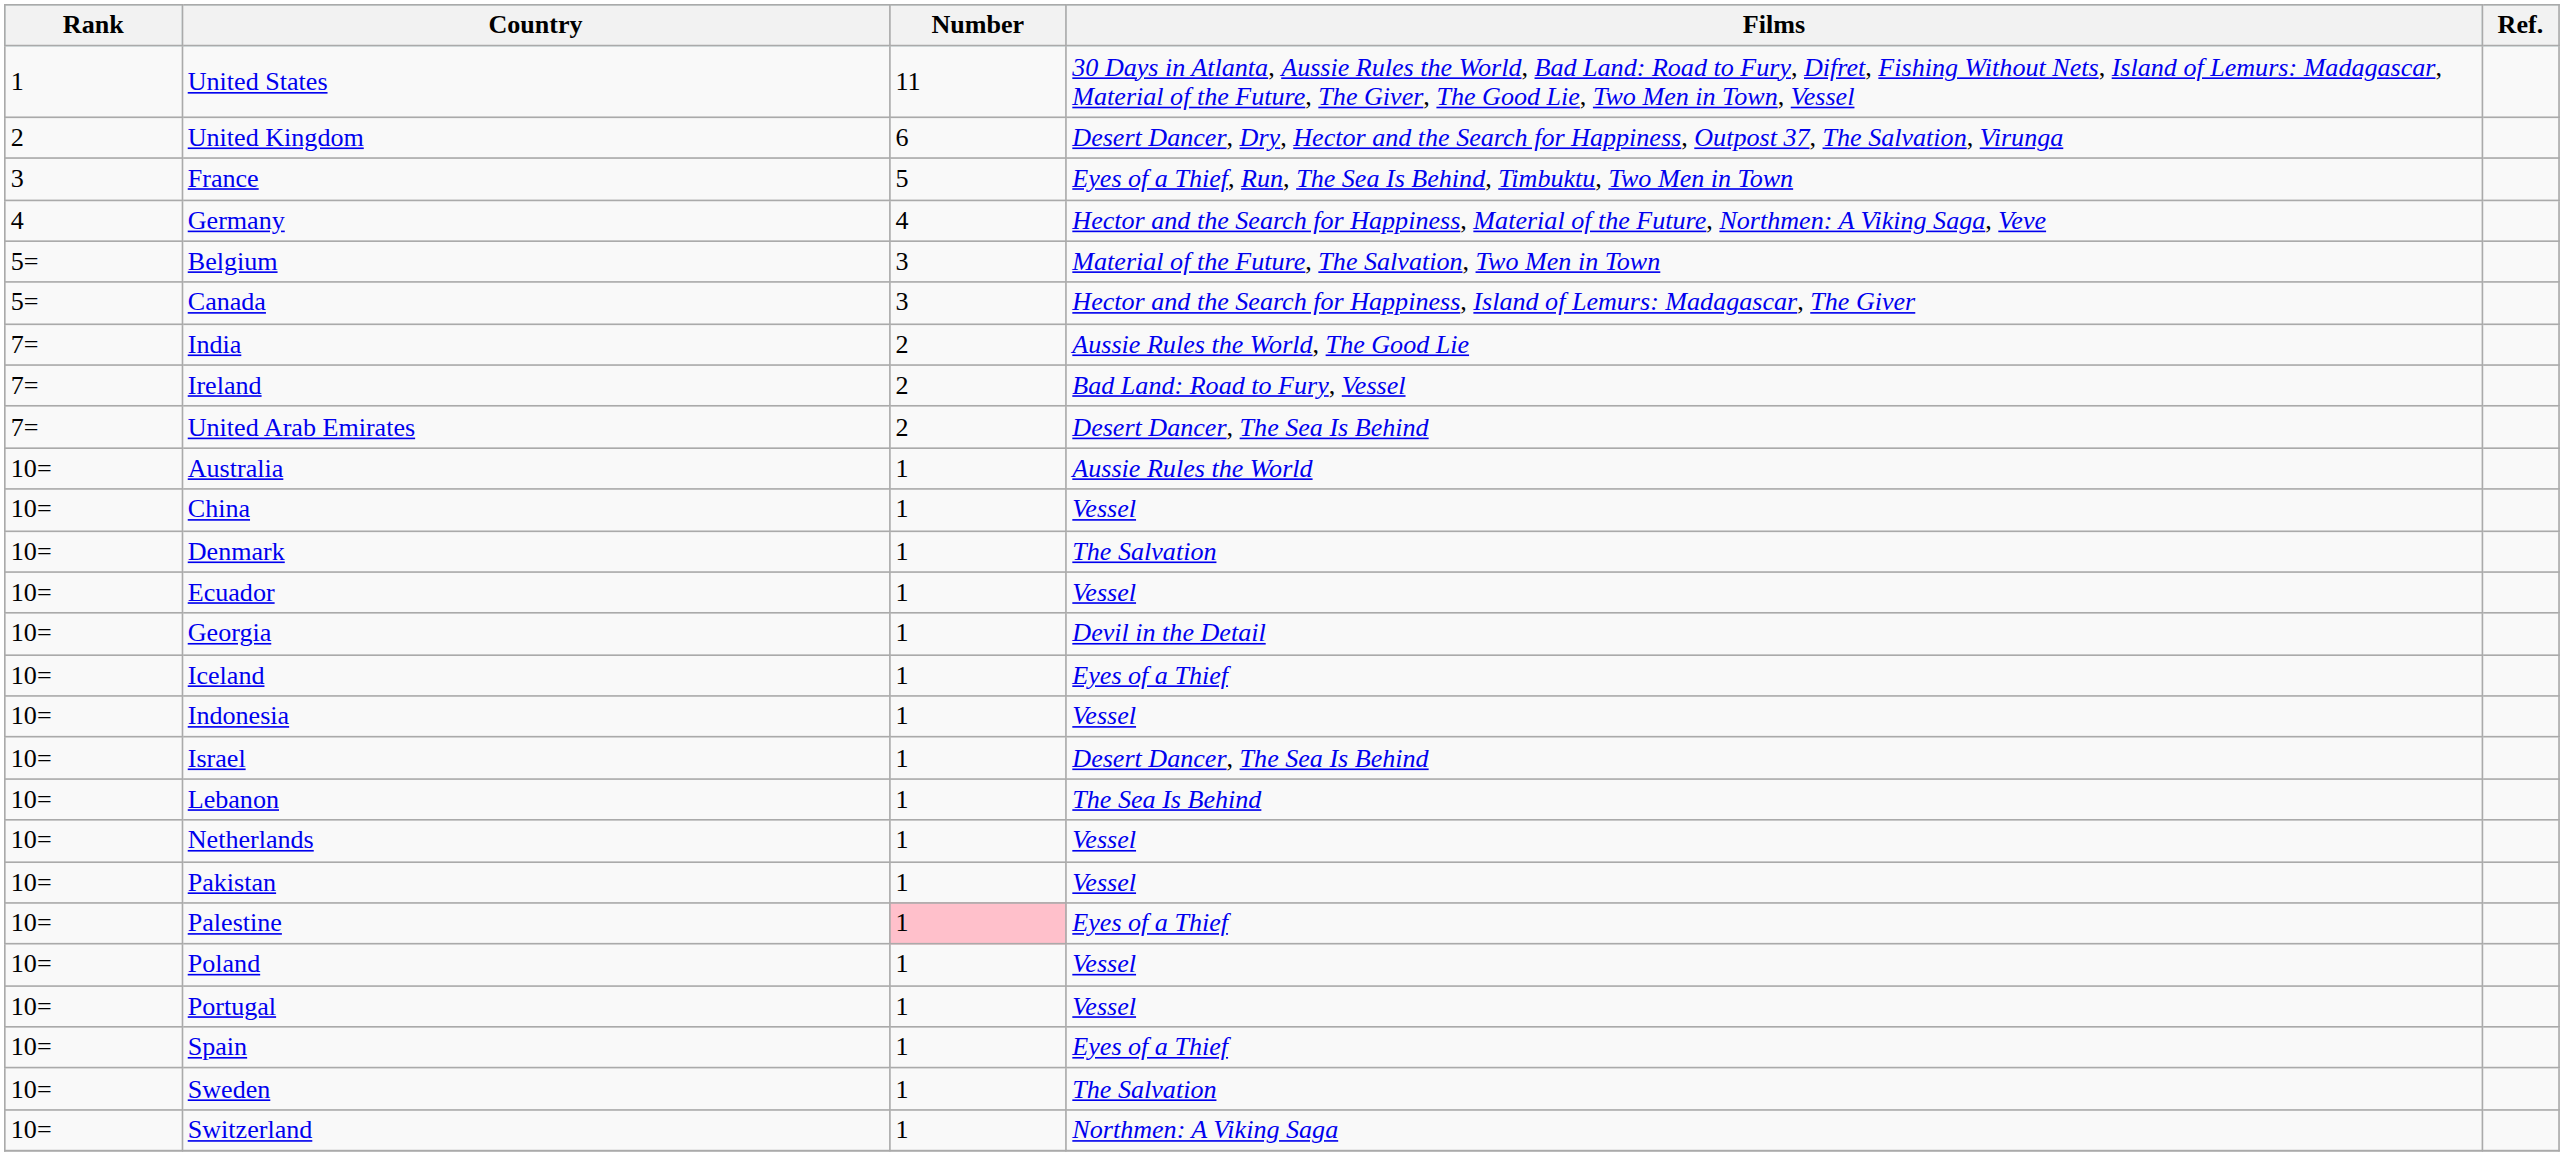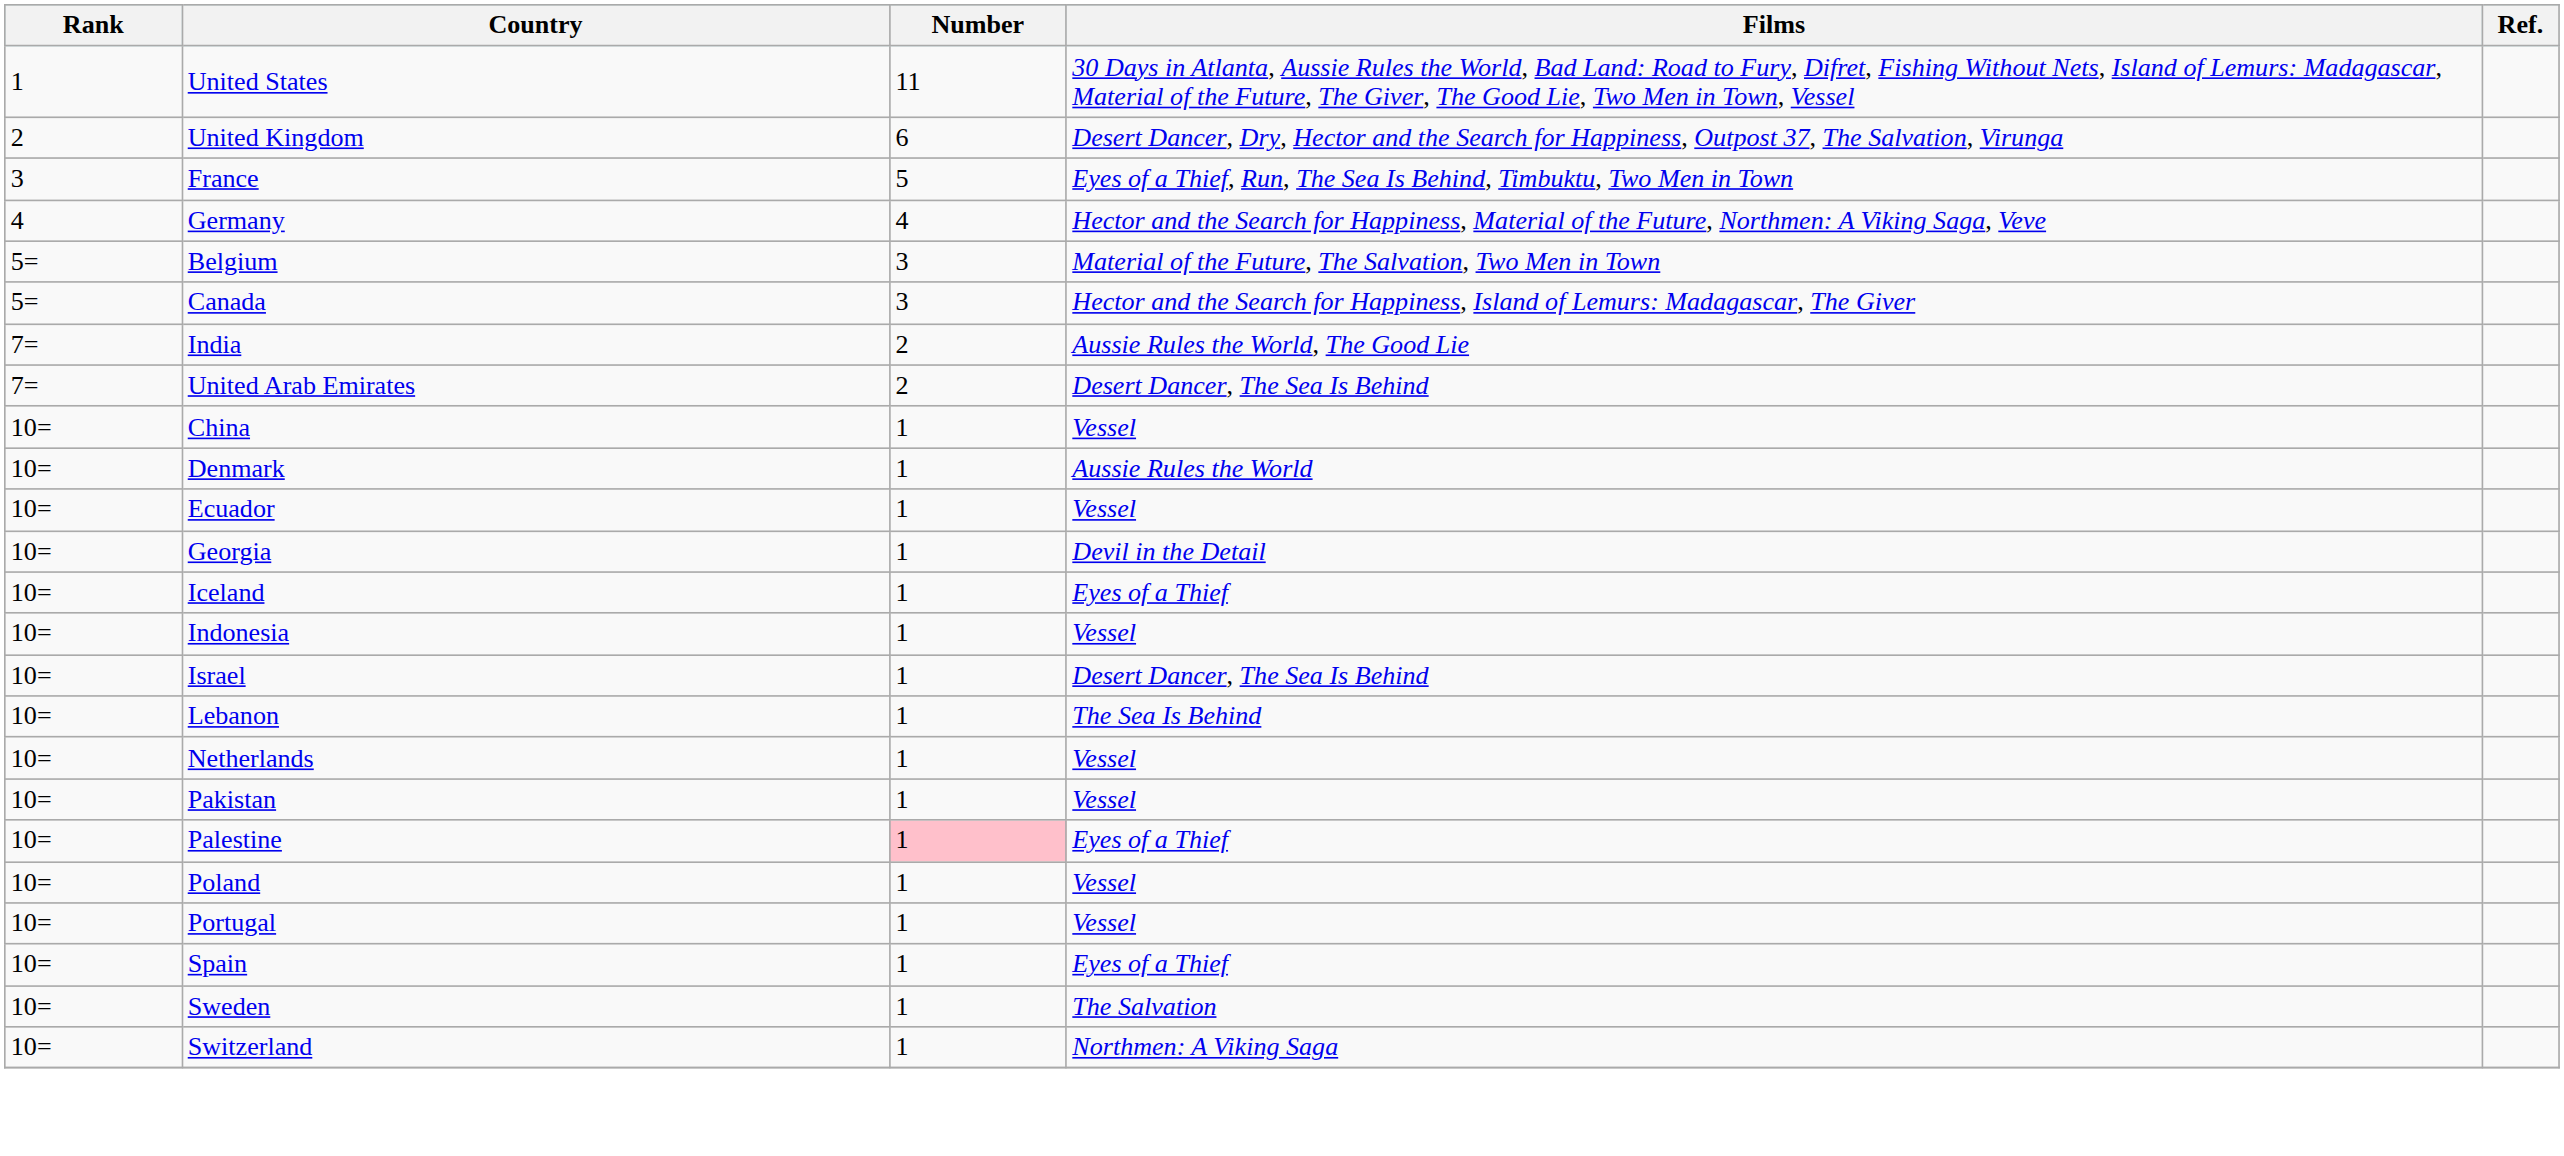- row: (225, 385)
- row: (236, 468)
(1144, 550) The Salvation -> (1192, 468) Aussie Rules the World
